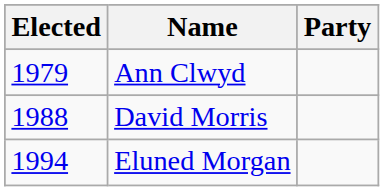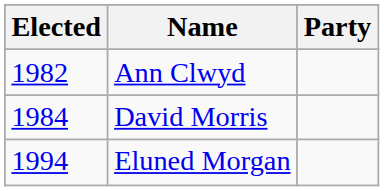(40, 71) 1979 -> (40, 71) 1982
(40, 116) 1988 -> (40, 116) 1984
